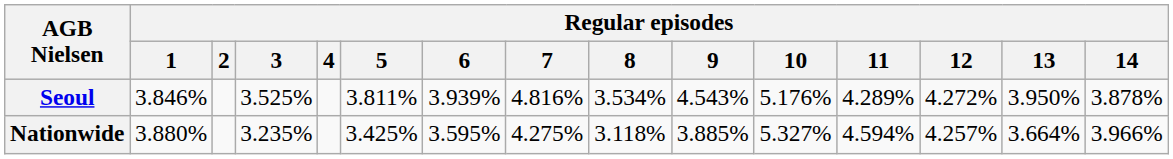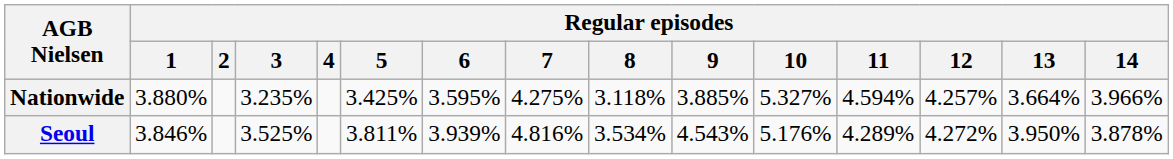rows swapped: (67, 134) <-> (67, 97)
